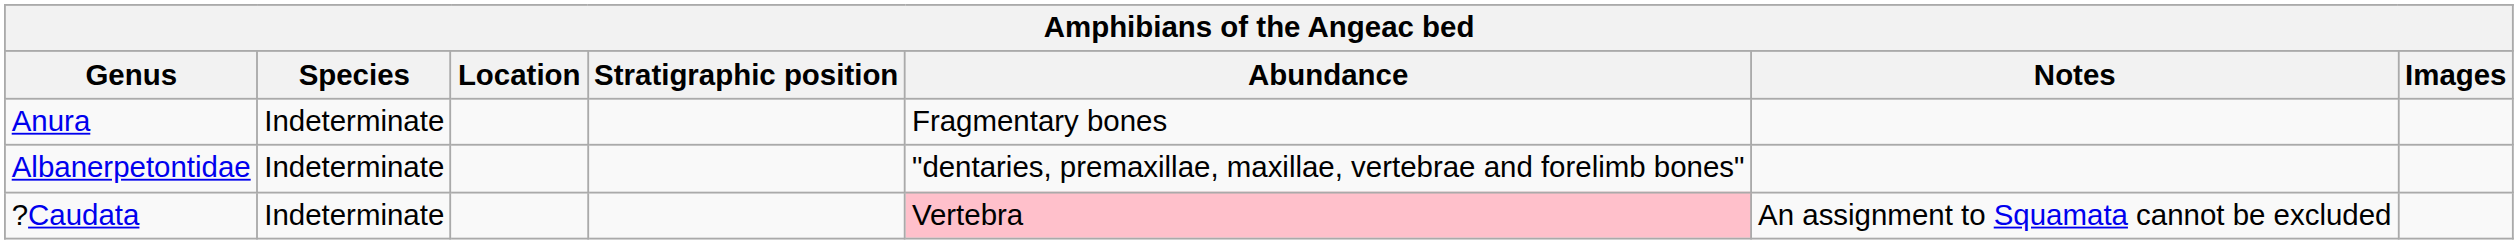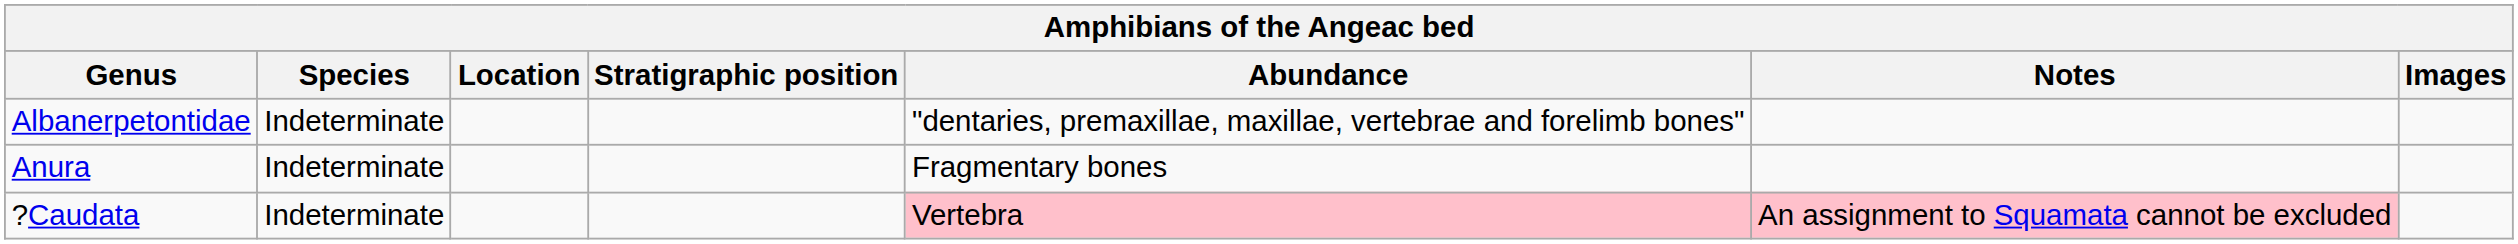rows swapped: (131, 167) <-> (51, 121)
(2075, 214) no background -> (2075, 214) pink background
